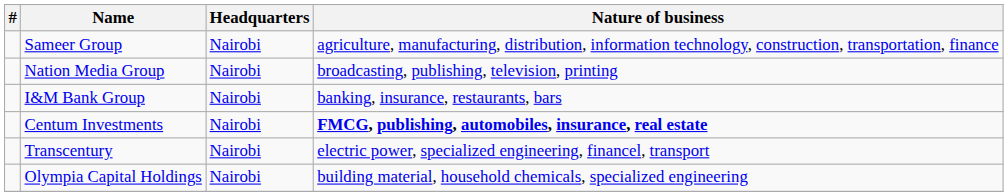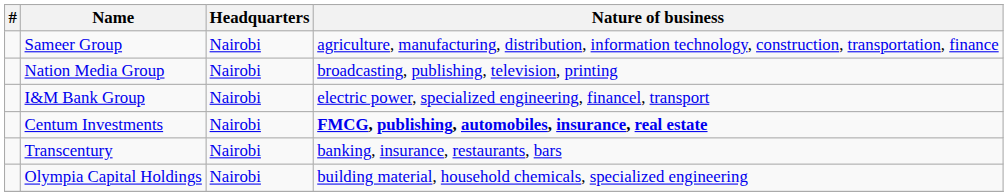(439, 97) banking, insurance, restaurants, bars -> (513, 97) electric power, specialized engineering, financel, transport
(513, 151) electric power, specialized engineering, financel, transport -> (439, 151) banking, insurance, restaurants, bars
